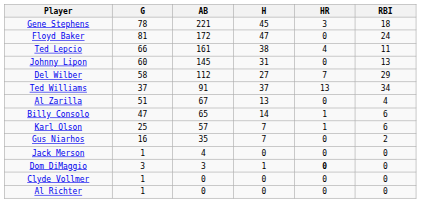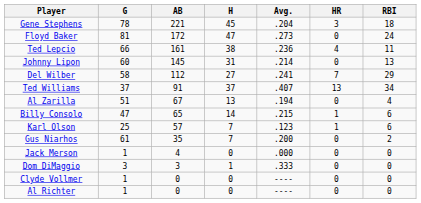+ column: (284, 11)
(143, 140) 16 -> (125, 140) 61
(325, 166) bold -> (336, 166) normal
